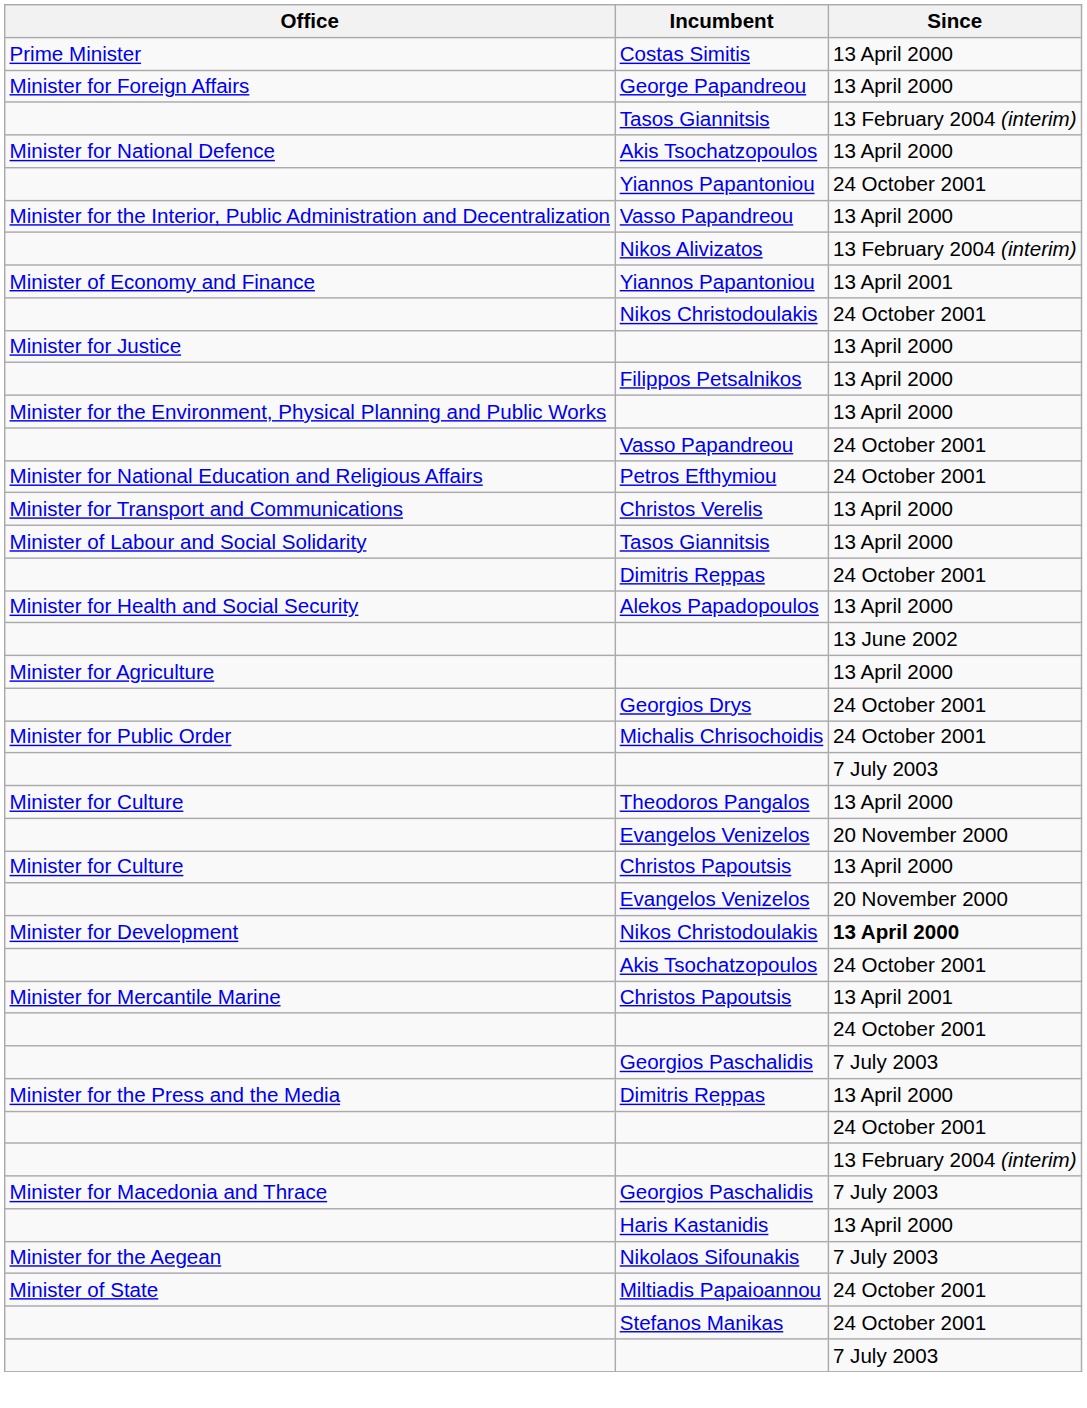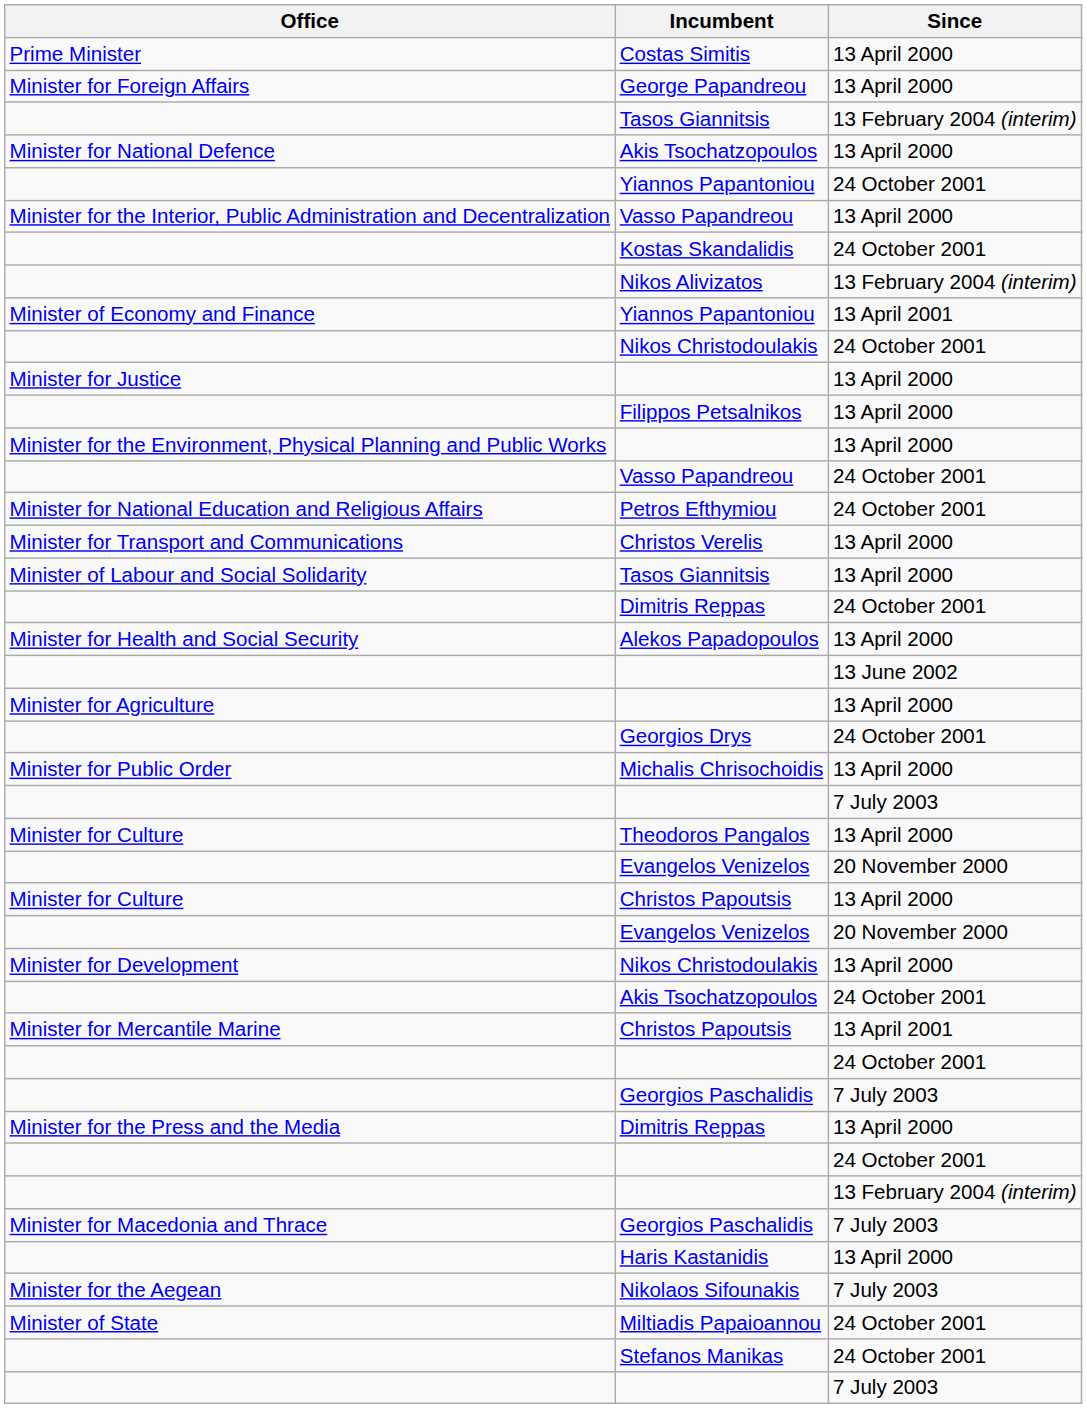+ row: (310, 249)
(910, 737) 24 October 2001 -> (893, 770) 13 April 2000
(896, 932) bold -> (893, 965) normal
